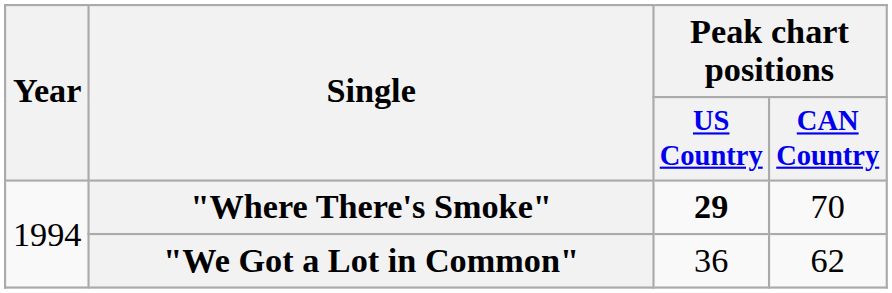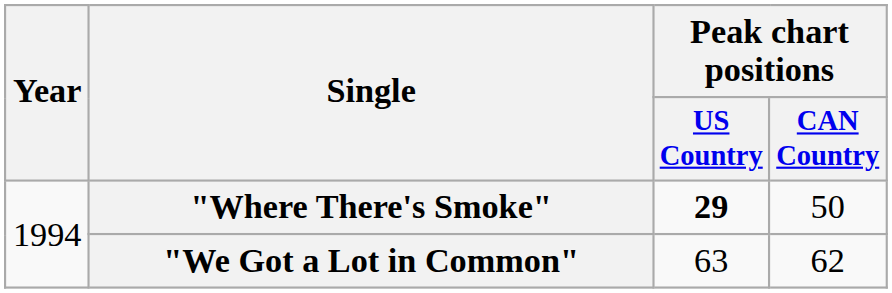(828, 206) 70 -> (828, 206) 50
(711, 260) 36 -> (711, 260) 63
